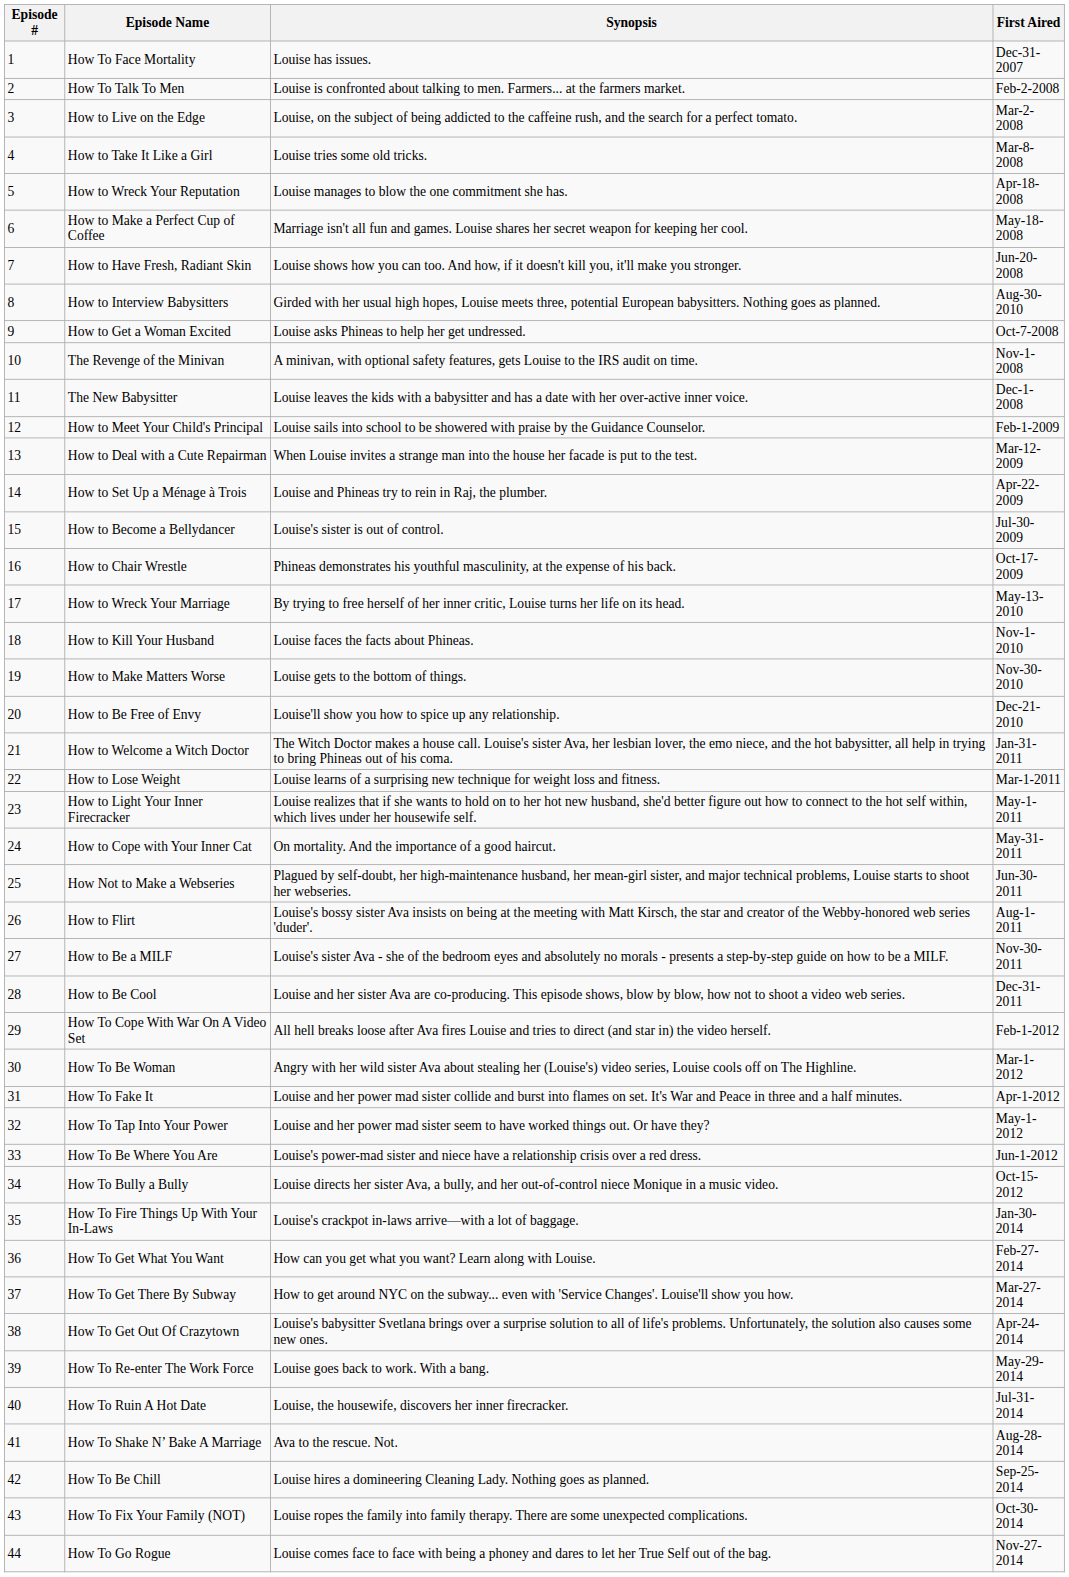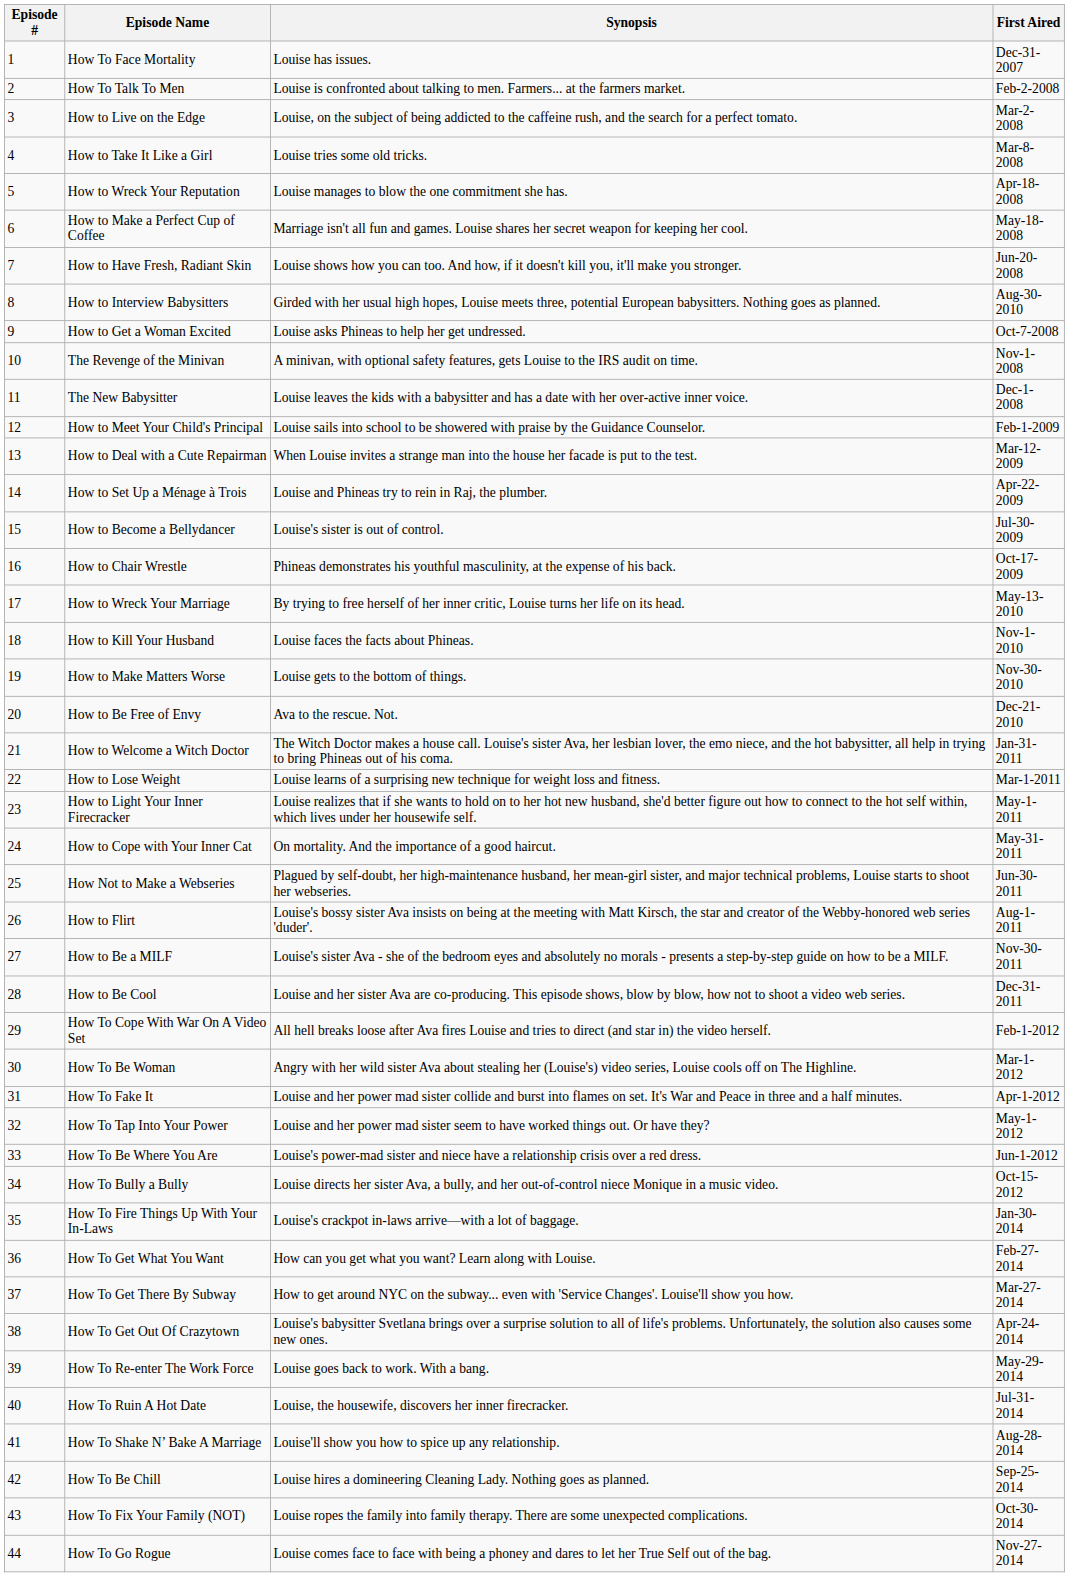(416, 714) Louise'll show you how to spice up any relationship. -> (336, 714) Ava to the rescue. Not.
(336, 1442) Ava to the rescue. Not. -> (416, 1442) Louise'll show you how to spice up any relationship.
